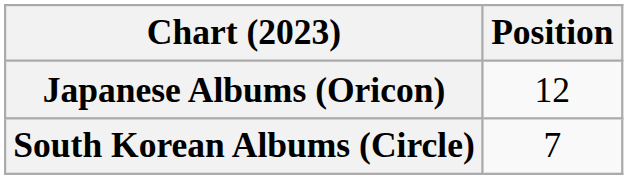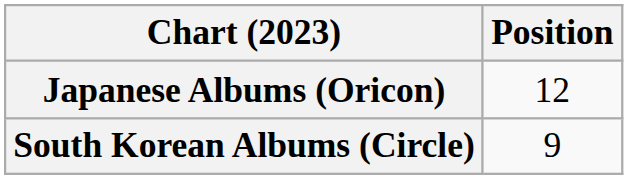(552, 145) 7 -> (552, 145) 9
